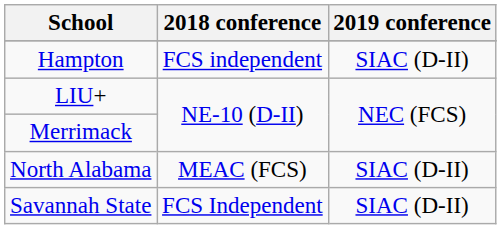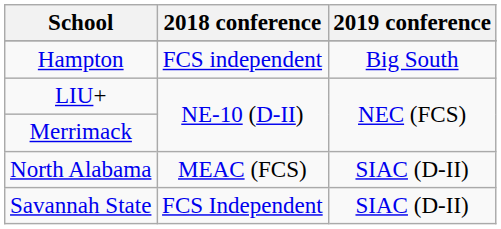(412, 59) SIAC (D-II) -> (412, 59) Big South
